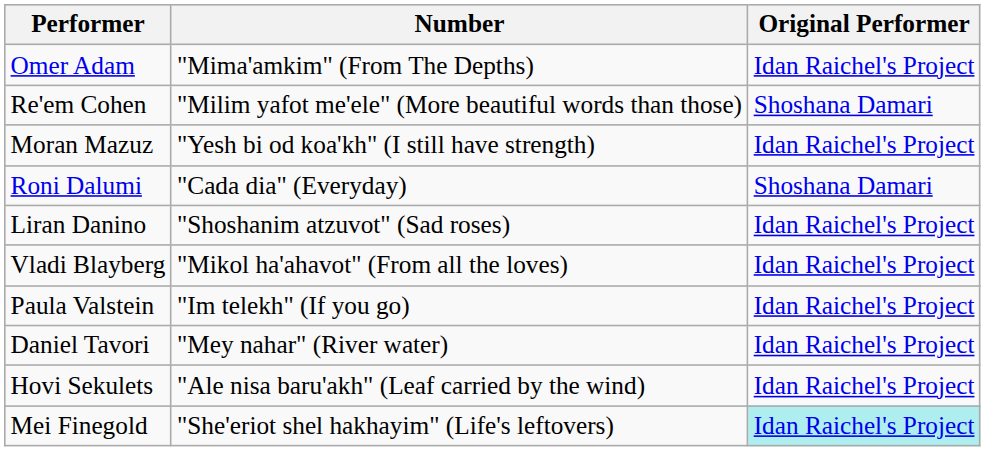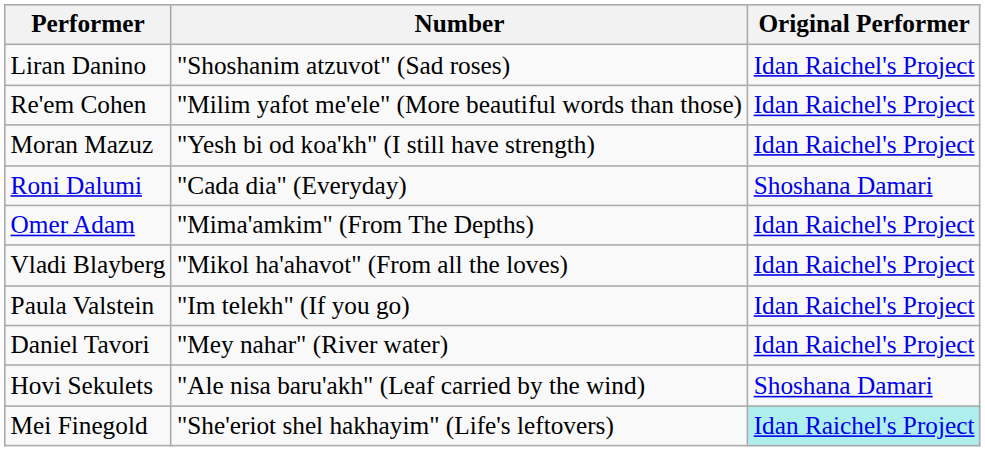rows swapped: (73, 64) <-> (78, 225)
(843, 104) Shoshana Damari -> (864, 104) Idan Raichel's Project
(864, 385) Idan Raichel's Project -> (843, 385) Shoshana Damari
